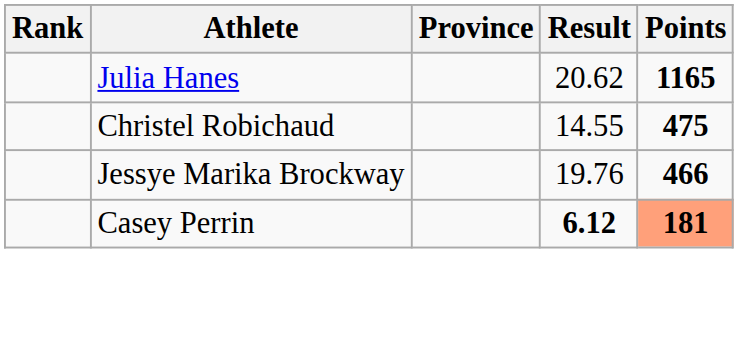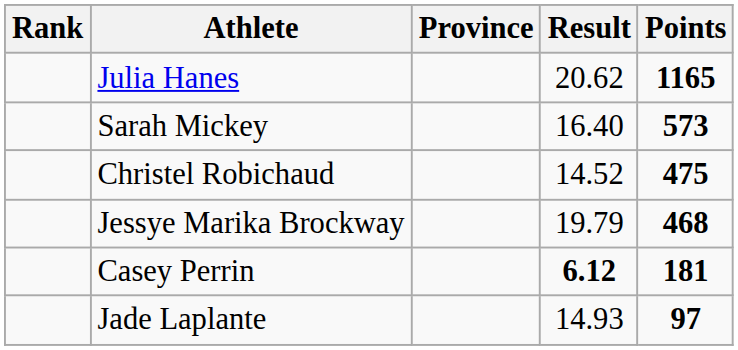+ row: (183, 125)
(589, 125) 14.55 -> (589, 174) 14.52
(589, 174) 19.76 -> (589, 222) 19.79
(686, 174) 466 -> (686, 222) 468
(686, 222) lightsalmon background -> (686, 271) no background
+ row: (182, 319)
